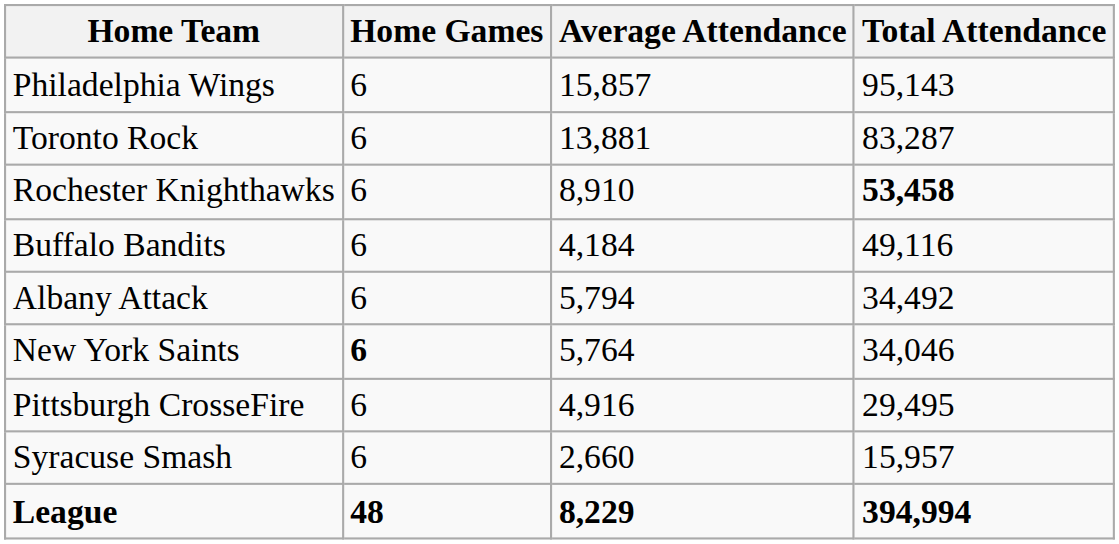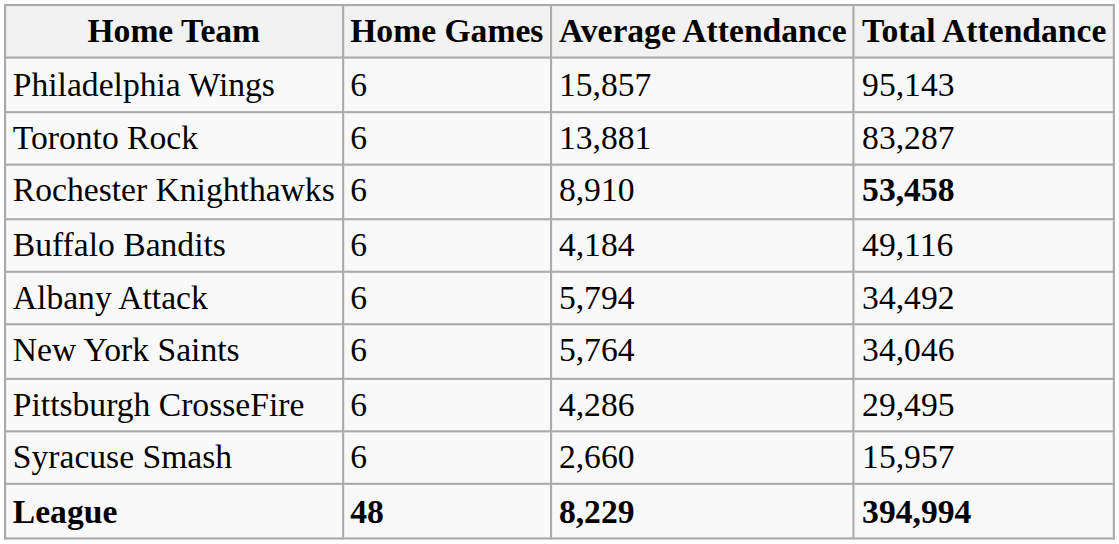(359, 350) bold -> (359, 350) normal
(597, 404) 4,916 -> (597, 404) 4,286
